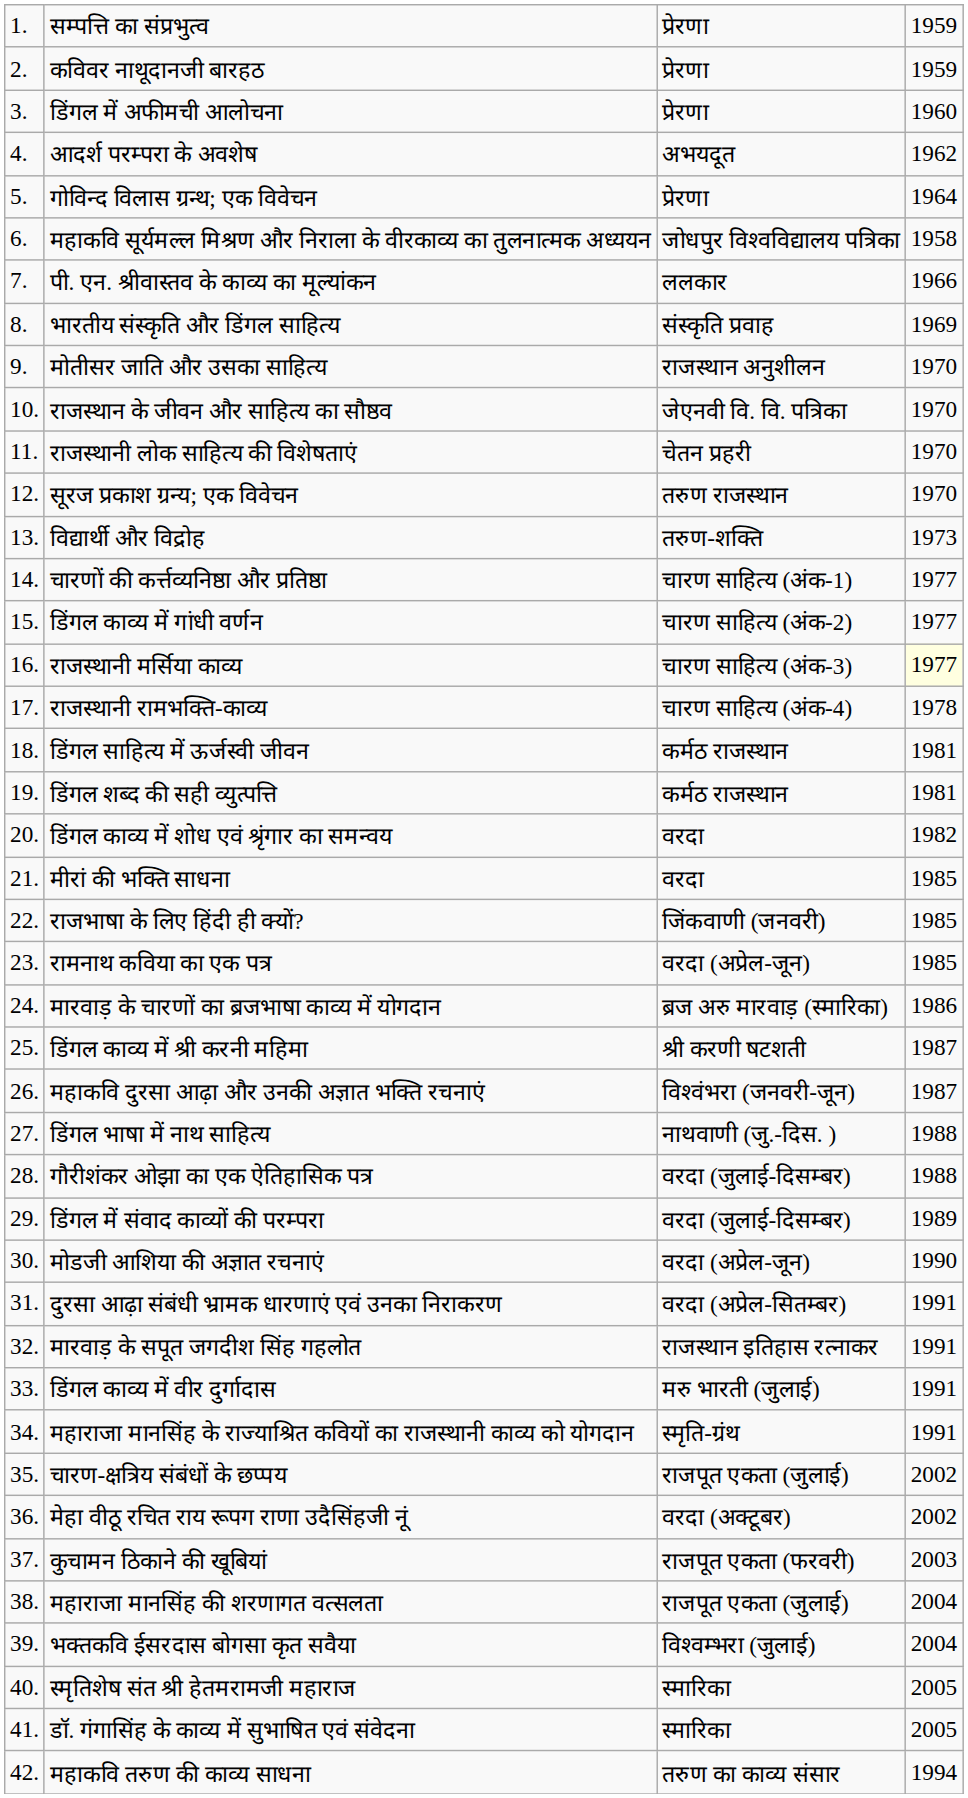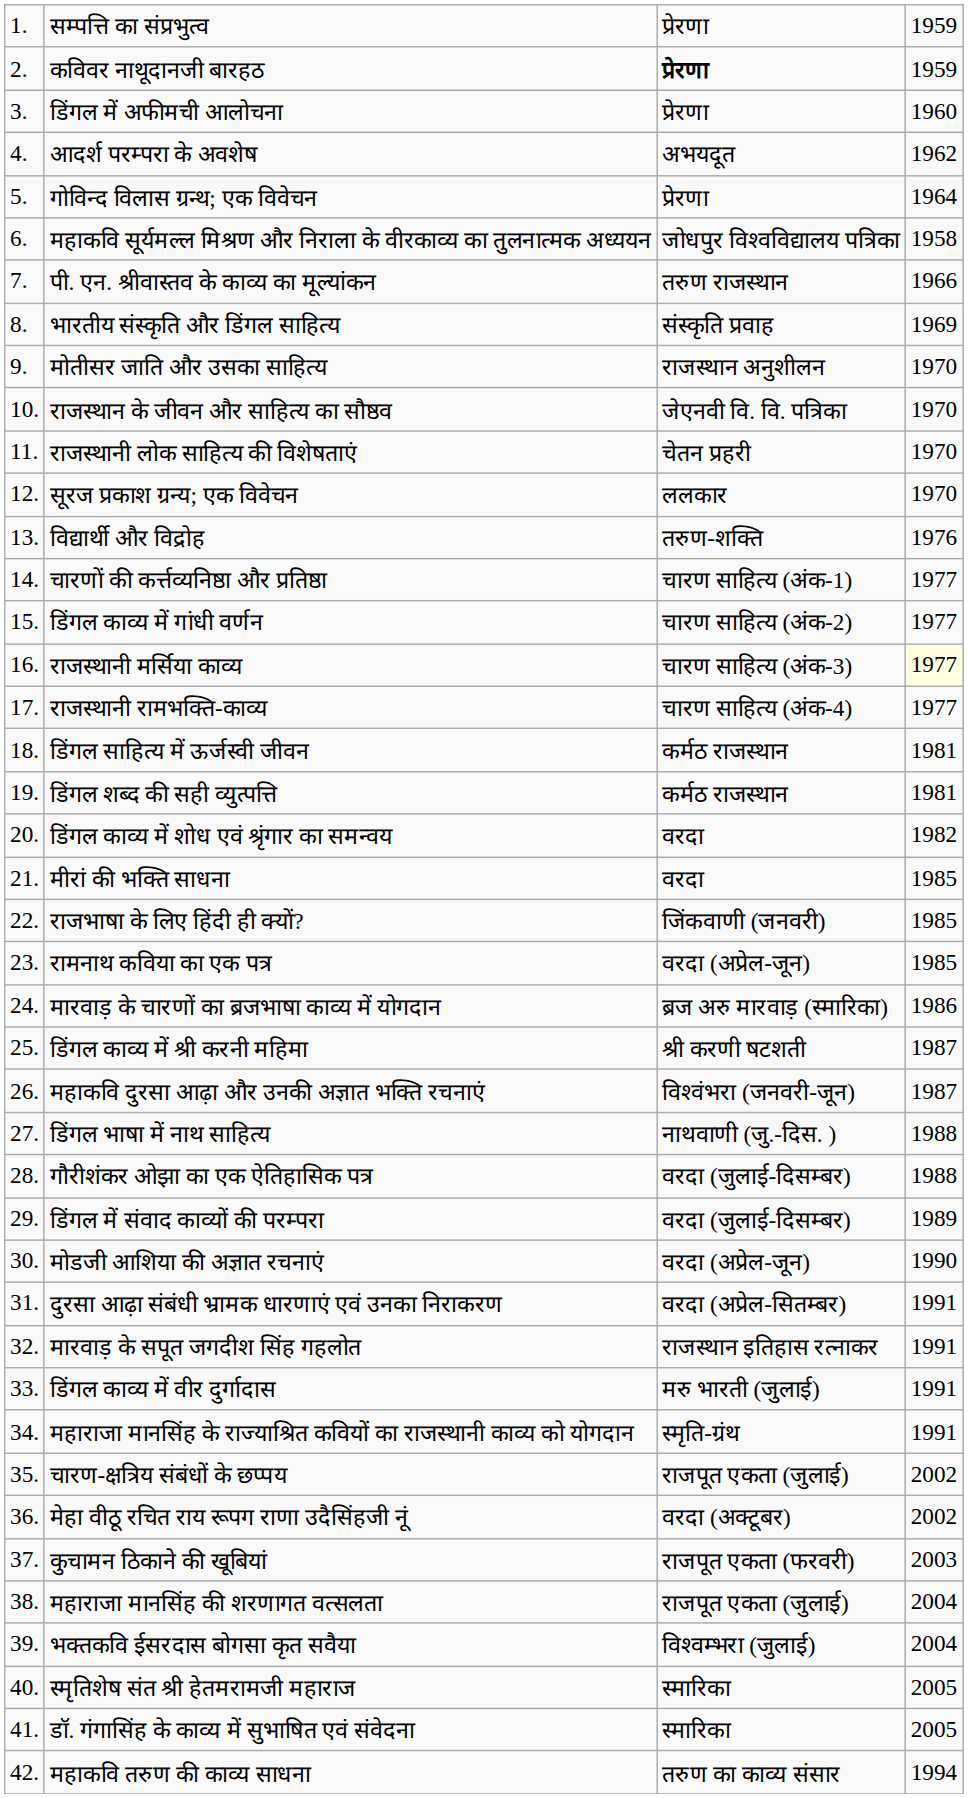(685, 69) normal -> (685, 69) bold
(695, 282) ललकार -> (725, 282) तरुण राजस्थान
(725, 495) तरुण राजस्थान -> (695, 495) ललकार
(934, 536) 1973 -> (934, 536) 1976
(934, 707) 1978 -> (934, 707) 1977
